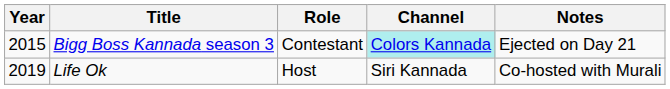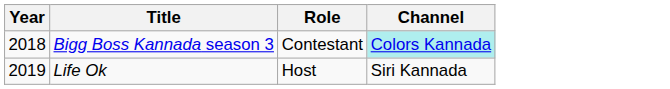- column: (580, 17)
(27, 44) 2015 -> (27, 44) 2018
